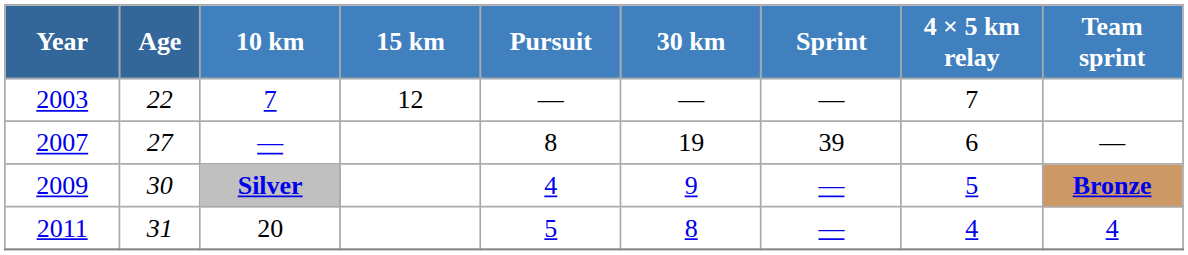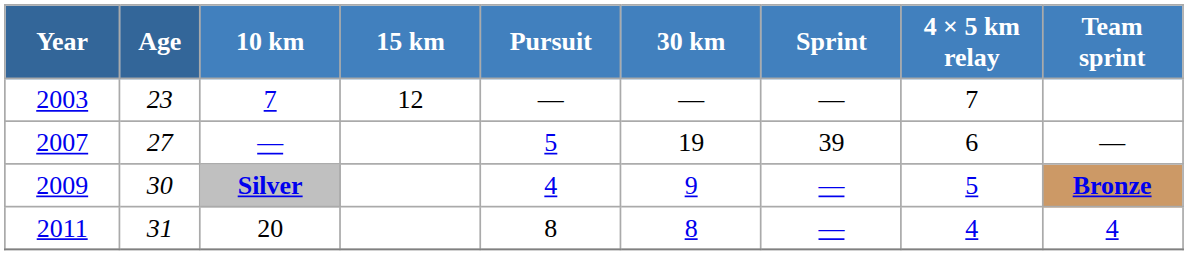(160, 99) 22 -> (160, 99) 23
(551, 142) 8 -> (551, 142) 5
(551, 228) 5 -> (551, 228) 8
